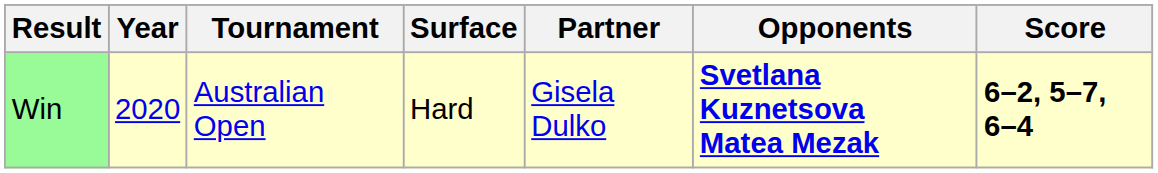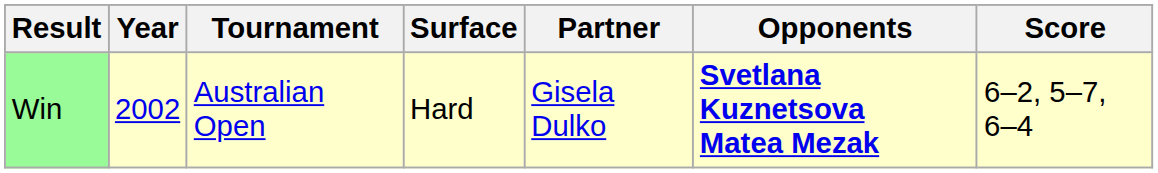(148, 109) 2020 -> (148, 109) 2002
(1045, 109) bold -> (1045, 109) normal
